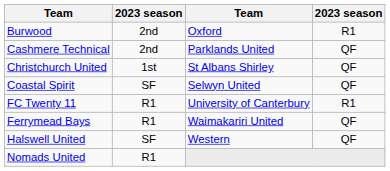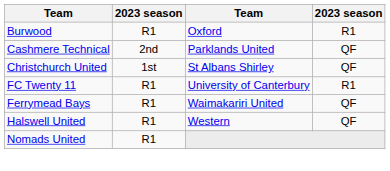(149, 31) 2nd -> (149, 31) R1
- row: (41, 85)
(149, 139) SF -> (149, 121) R1
